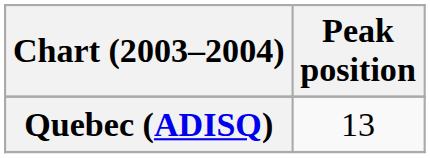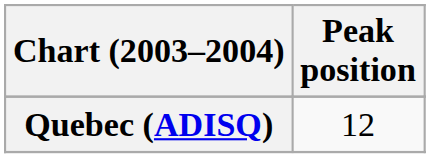(358, 123) 13 -> (358, 123) 12
